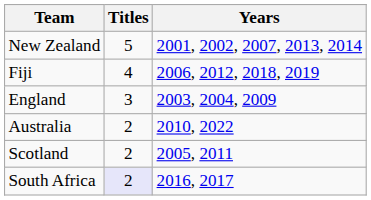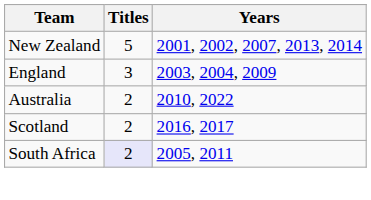- row: (20, 72)
(195, 153) 2005, 2011 -> (195, 126) 2016, 2017
(195, 180) 2016, 2017 -> (195, 153) 2005, 2011
